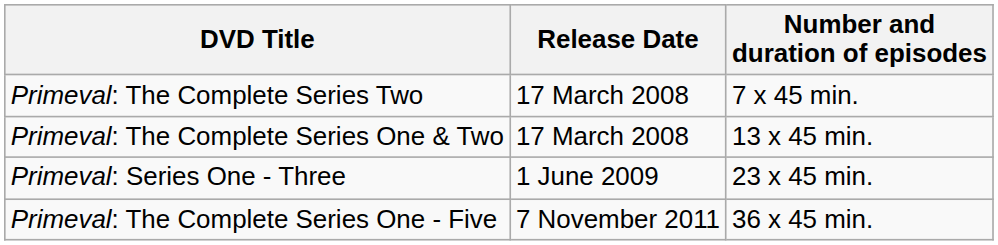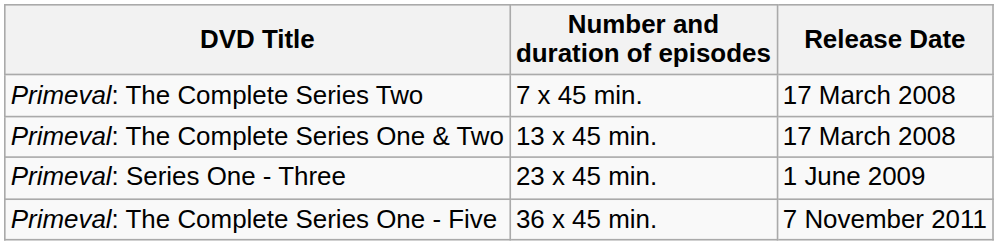columns swapped: (859, 39) <-> (618, 39)
